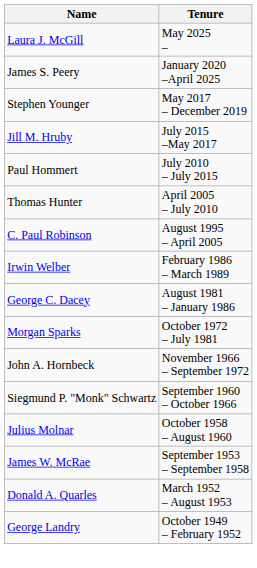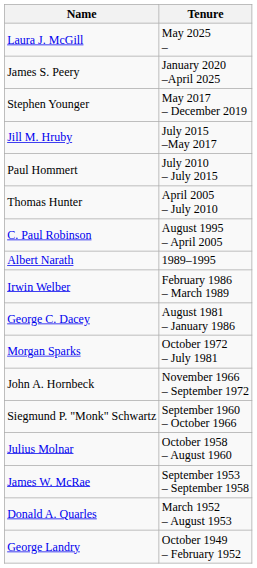+ row: (40, 260)
